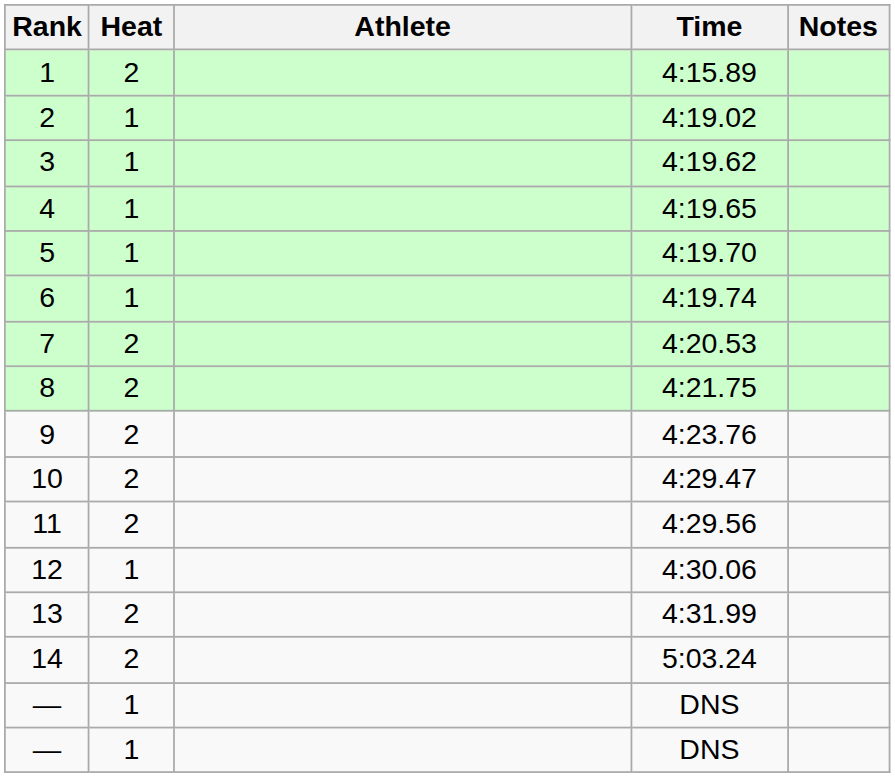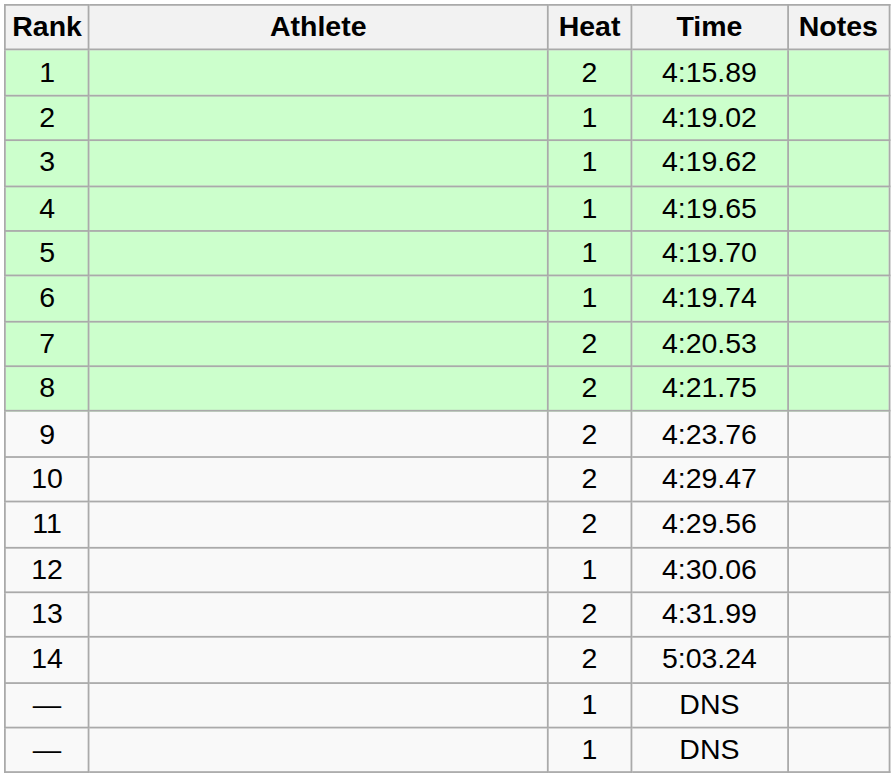columns swapped: (131, 27) <-> (403, 27)
